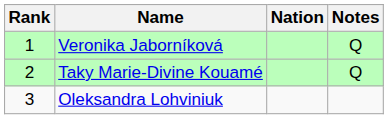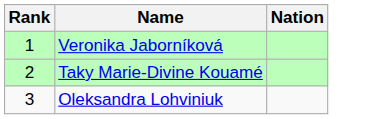- column: (356, 18)
